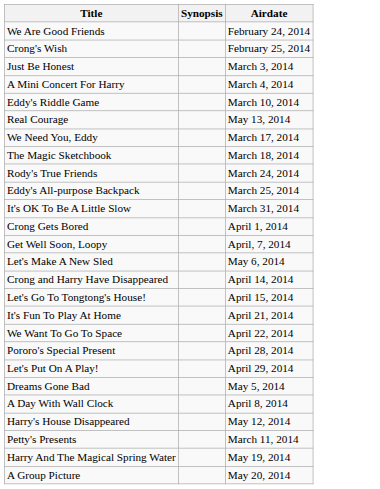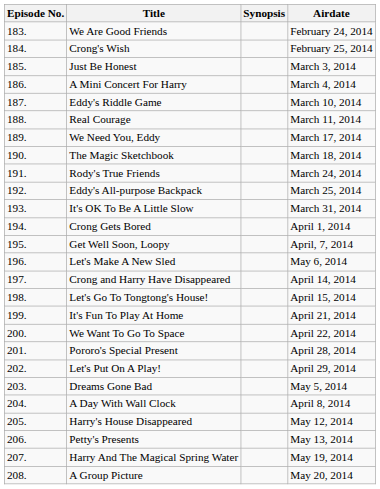+ column: (36, 13)
(259, 119) May 13, 2014 -> (326, 119) March 11, 2014
(263, 439) March 11, 2014 -> (321, 439) May 13, 2014
